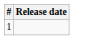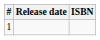+ column: (82, 12)
